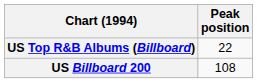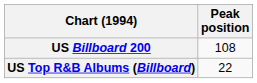rows swapped: (101, 68) <-> (101, 48)
